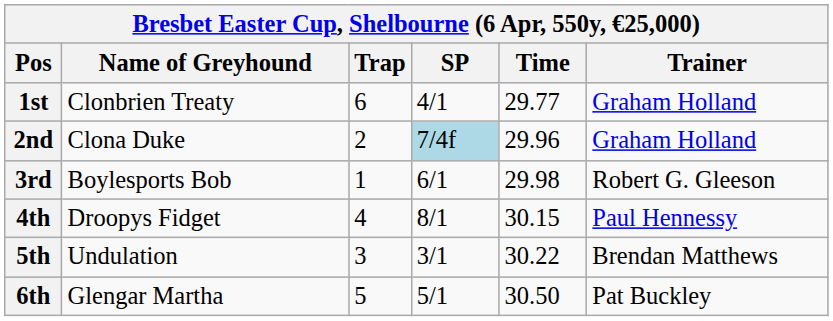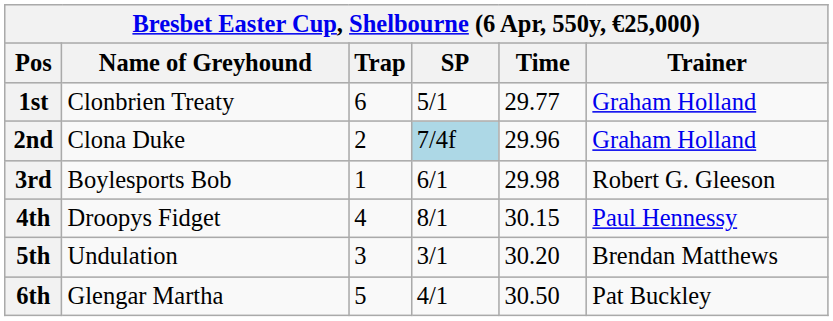(432, 101) 4/1 -> (432, 101) 5/1
(532, 256) 30.22 -> (532, 256) 30.20
(432, 295) 5/1 -> (432, 295) 4/1
